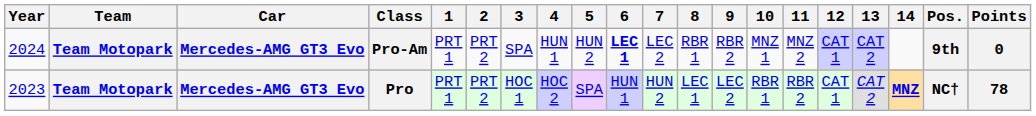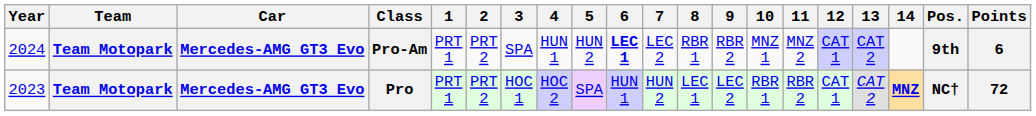(999, 49) 0 -> (999, 49) 6
(999, 90) 78 -> (999, 90) 72
